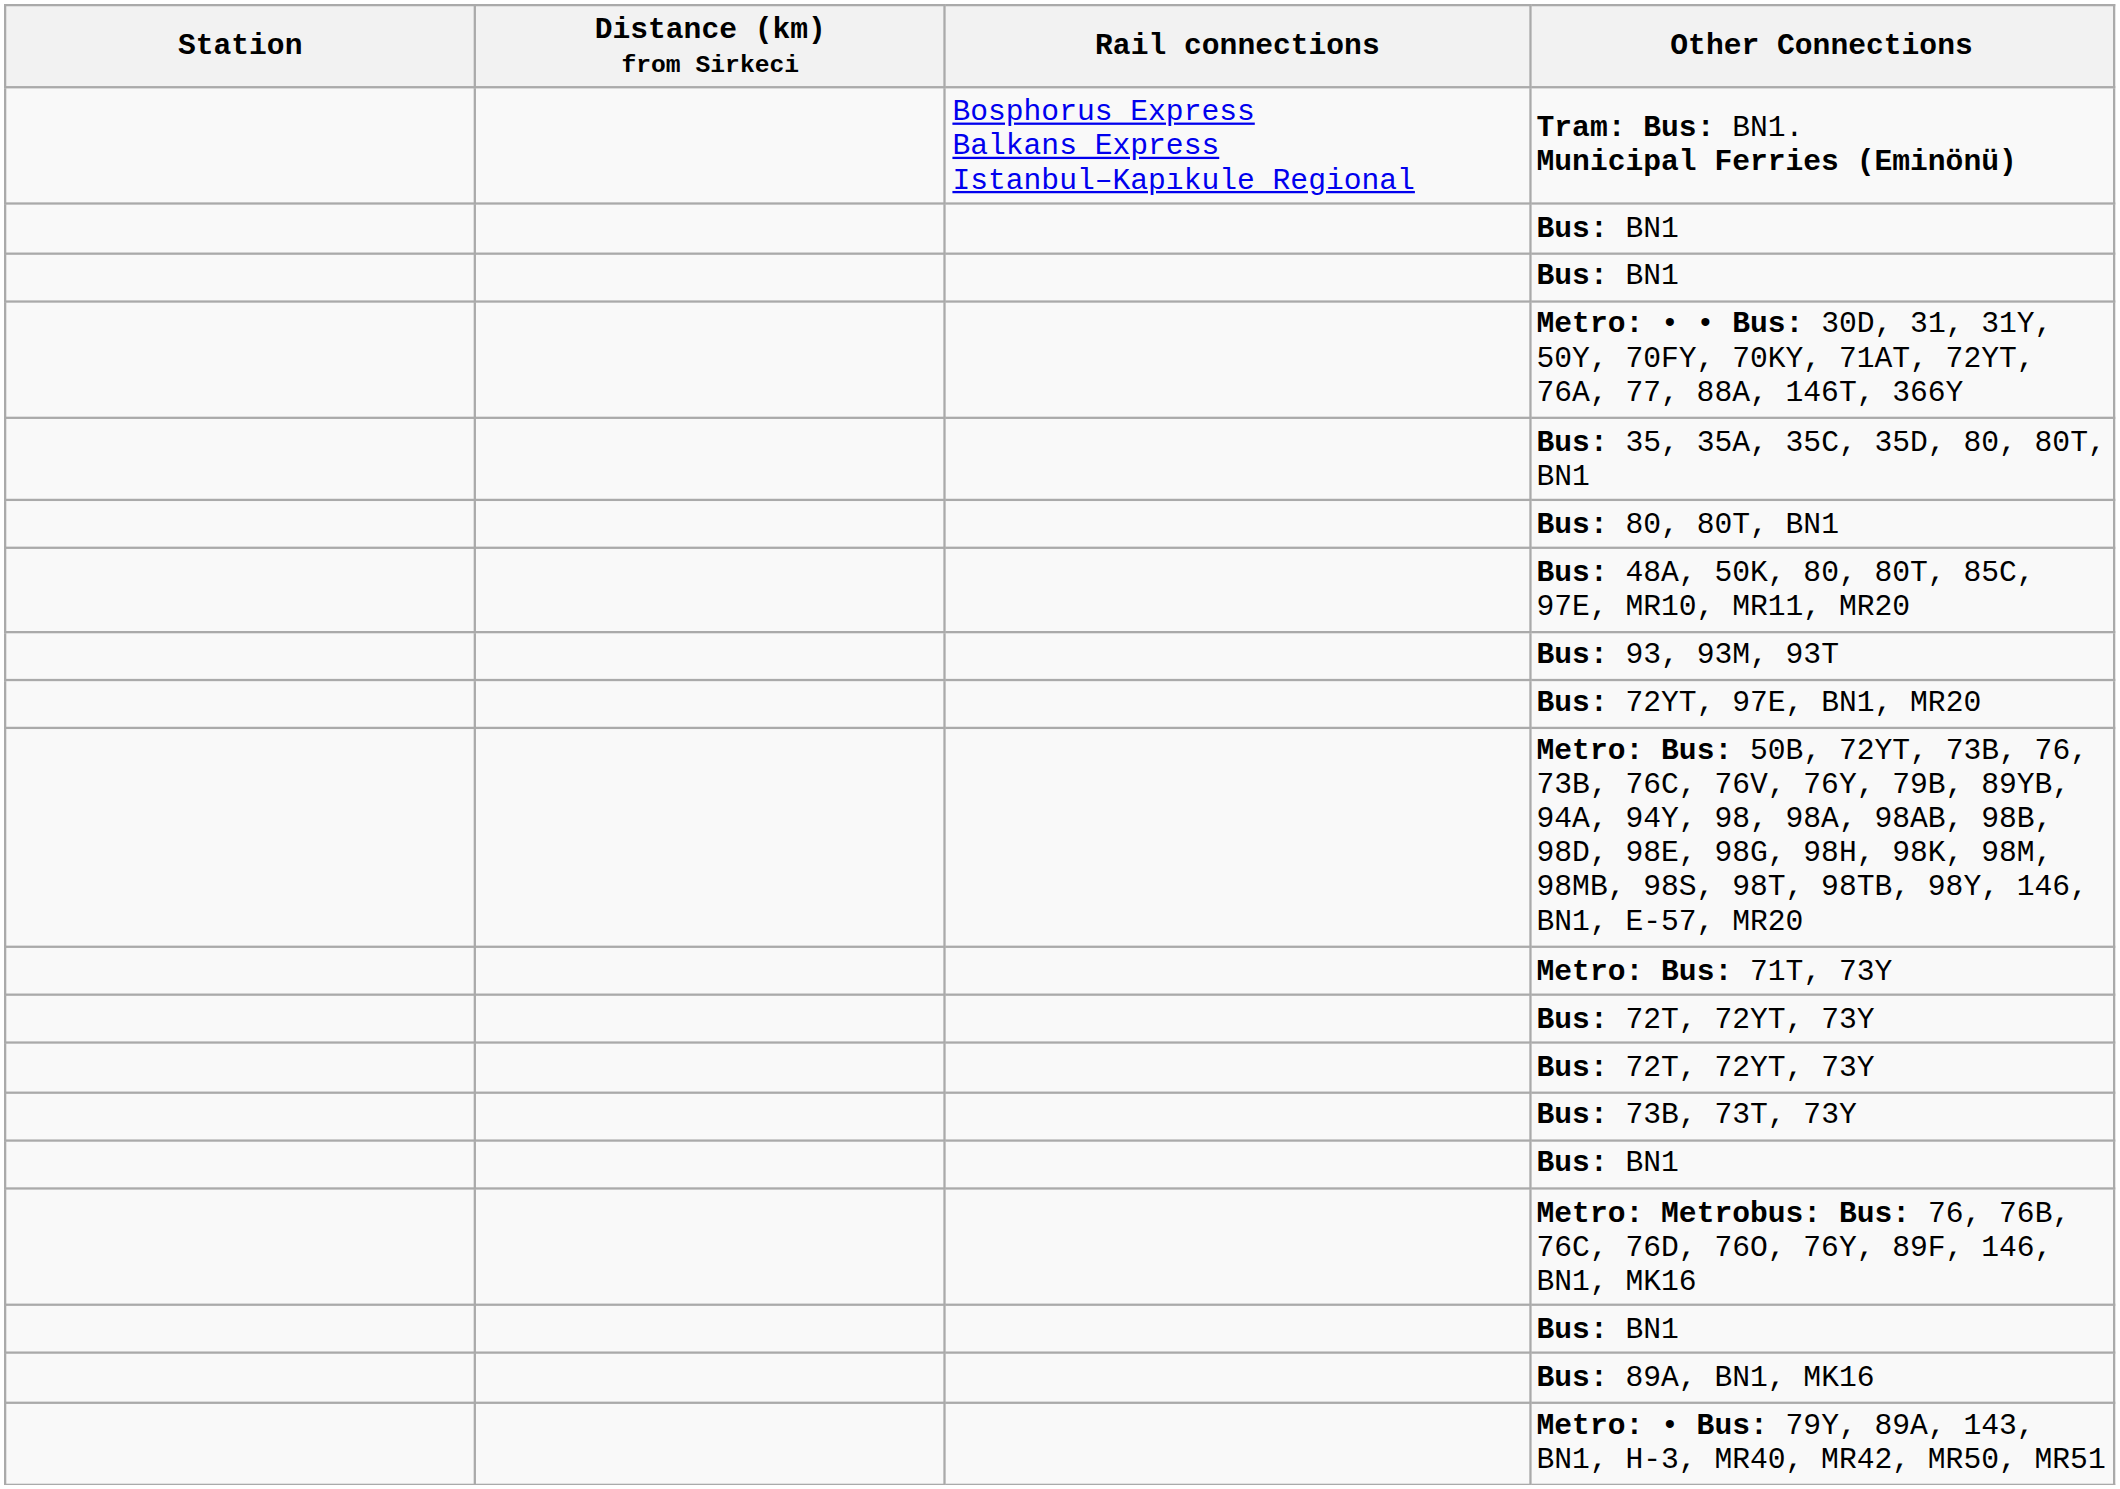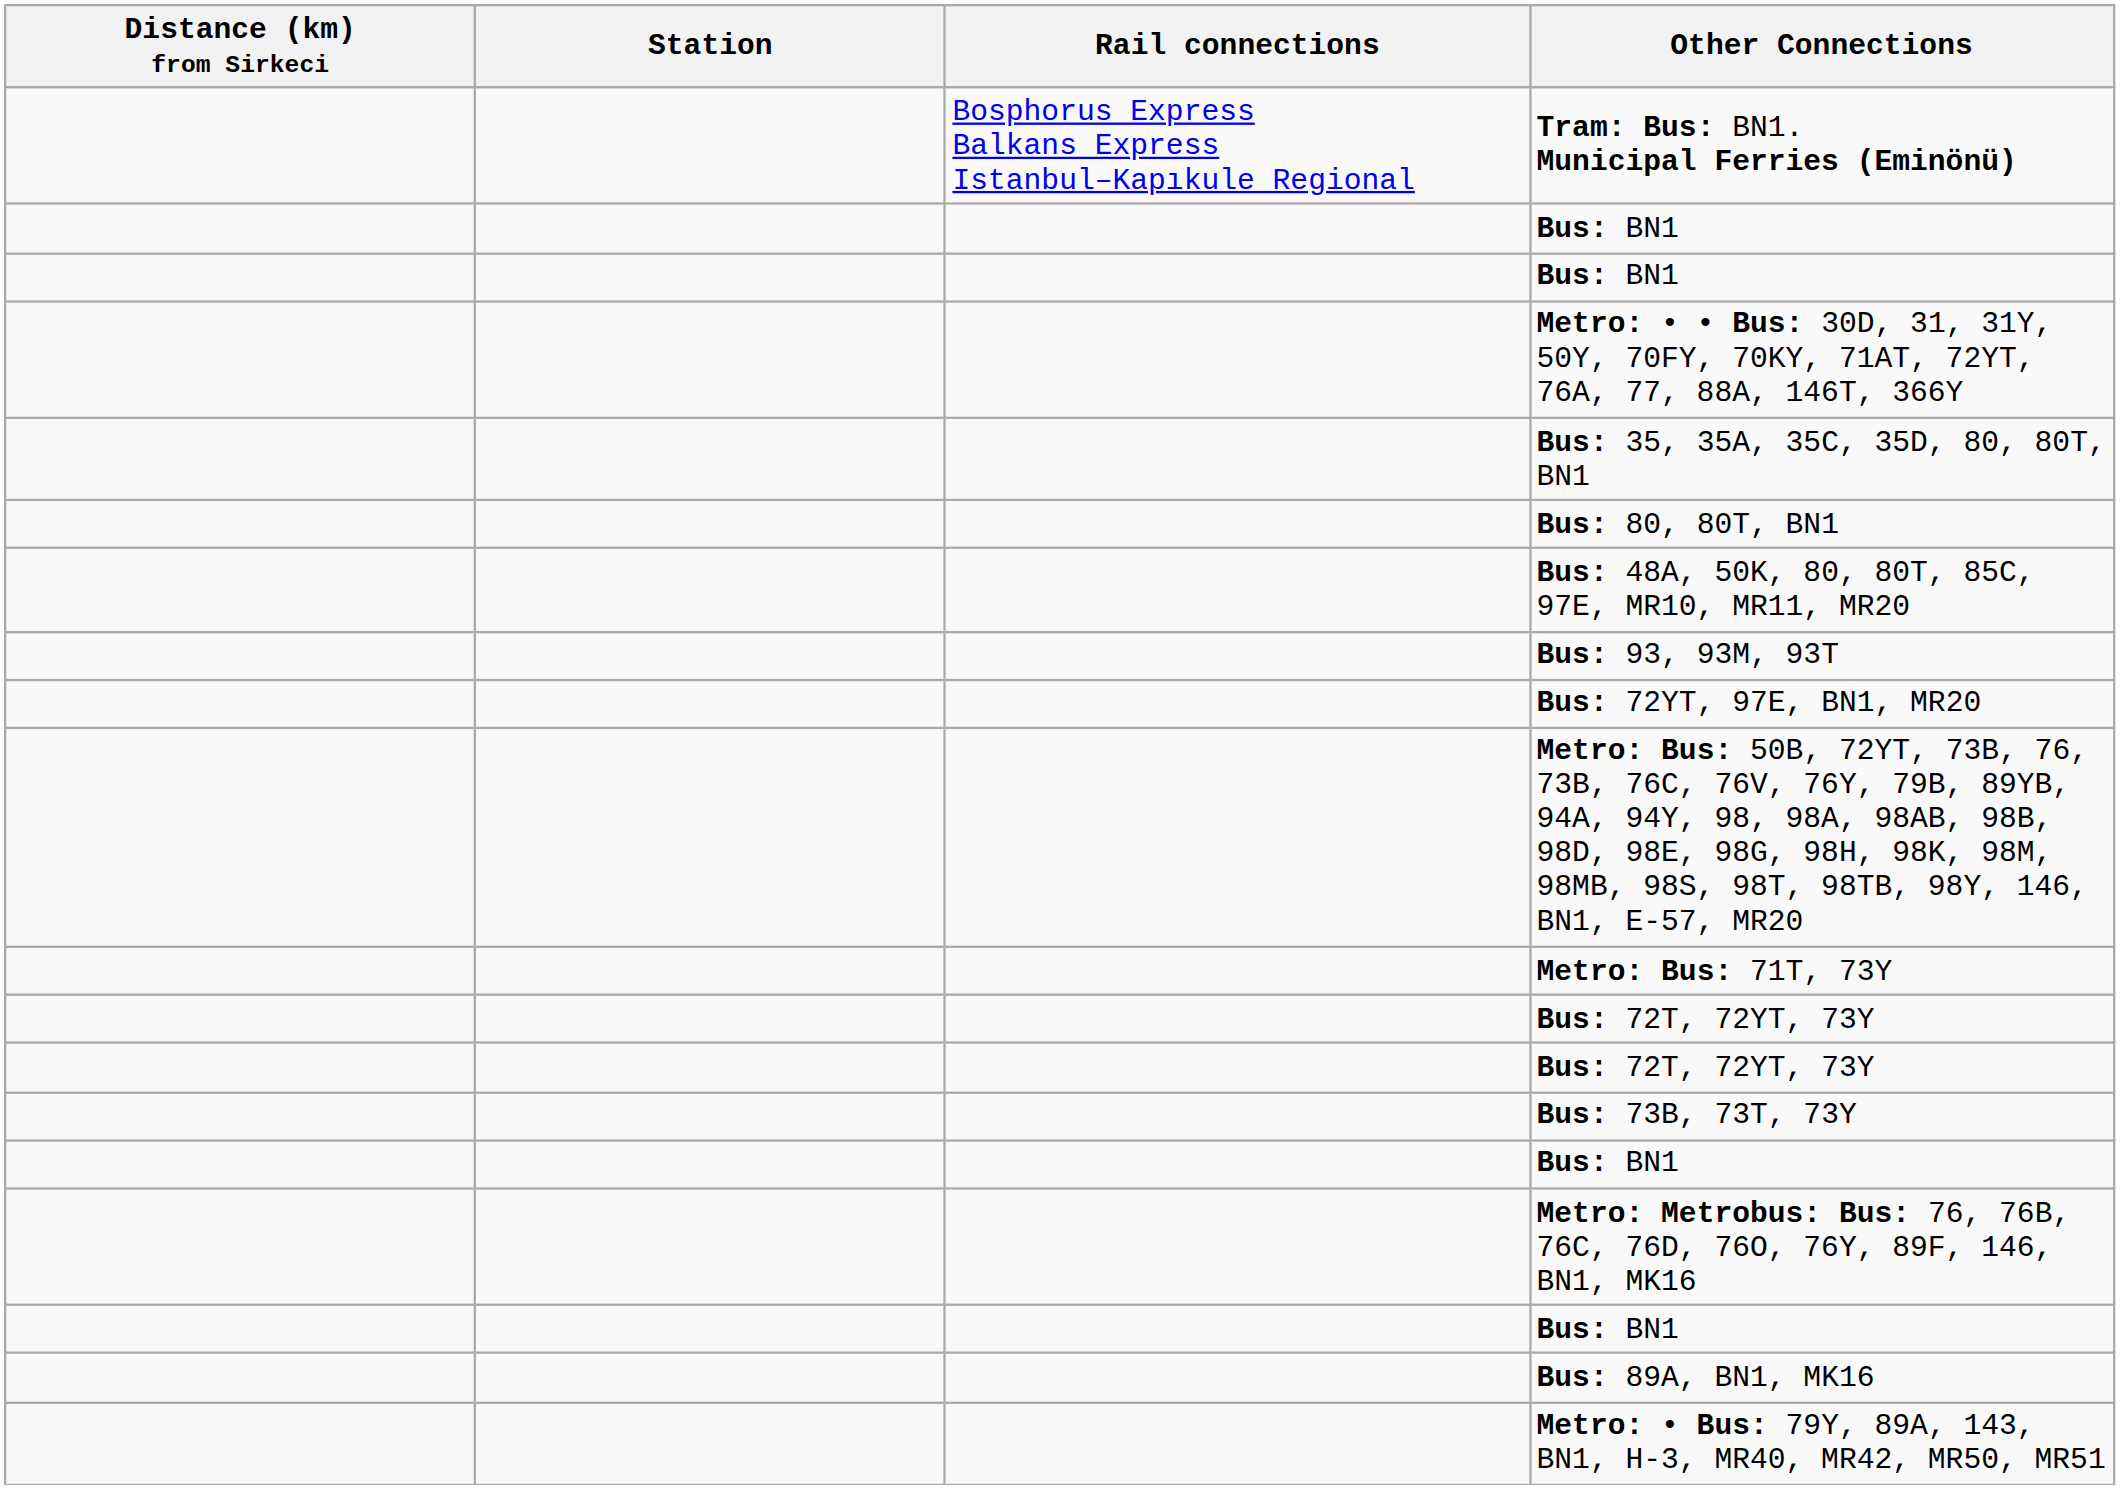columns swapped: (240, 46) <-> (710, 45)
